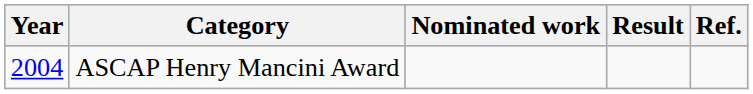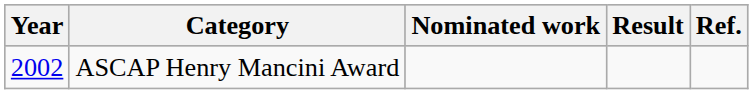(37, 66) 2004 -> (37, 66) 2002
